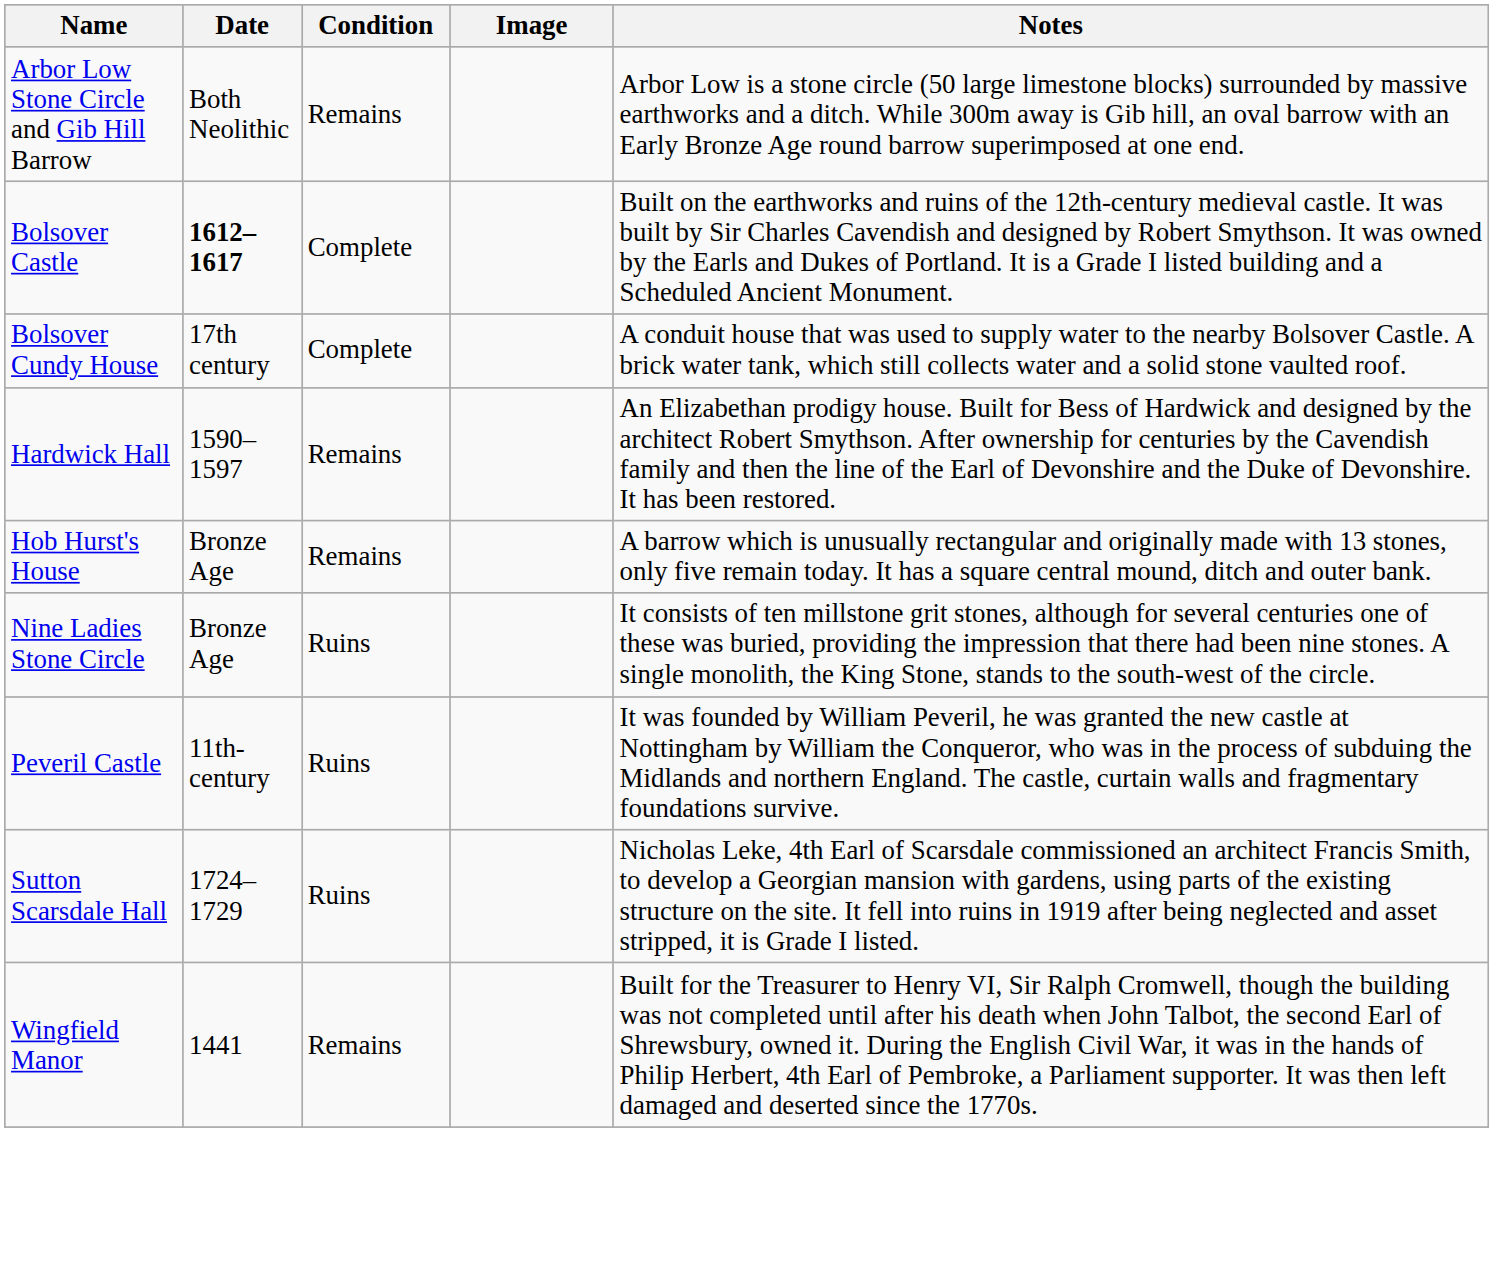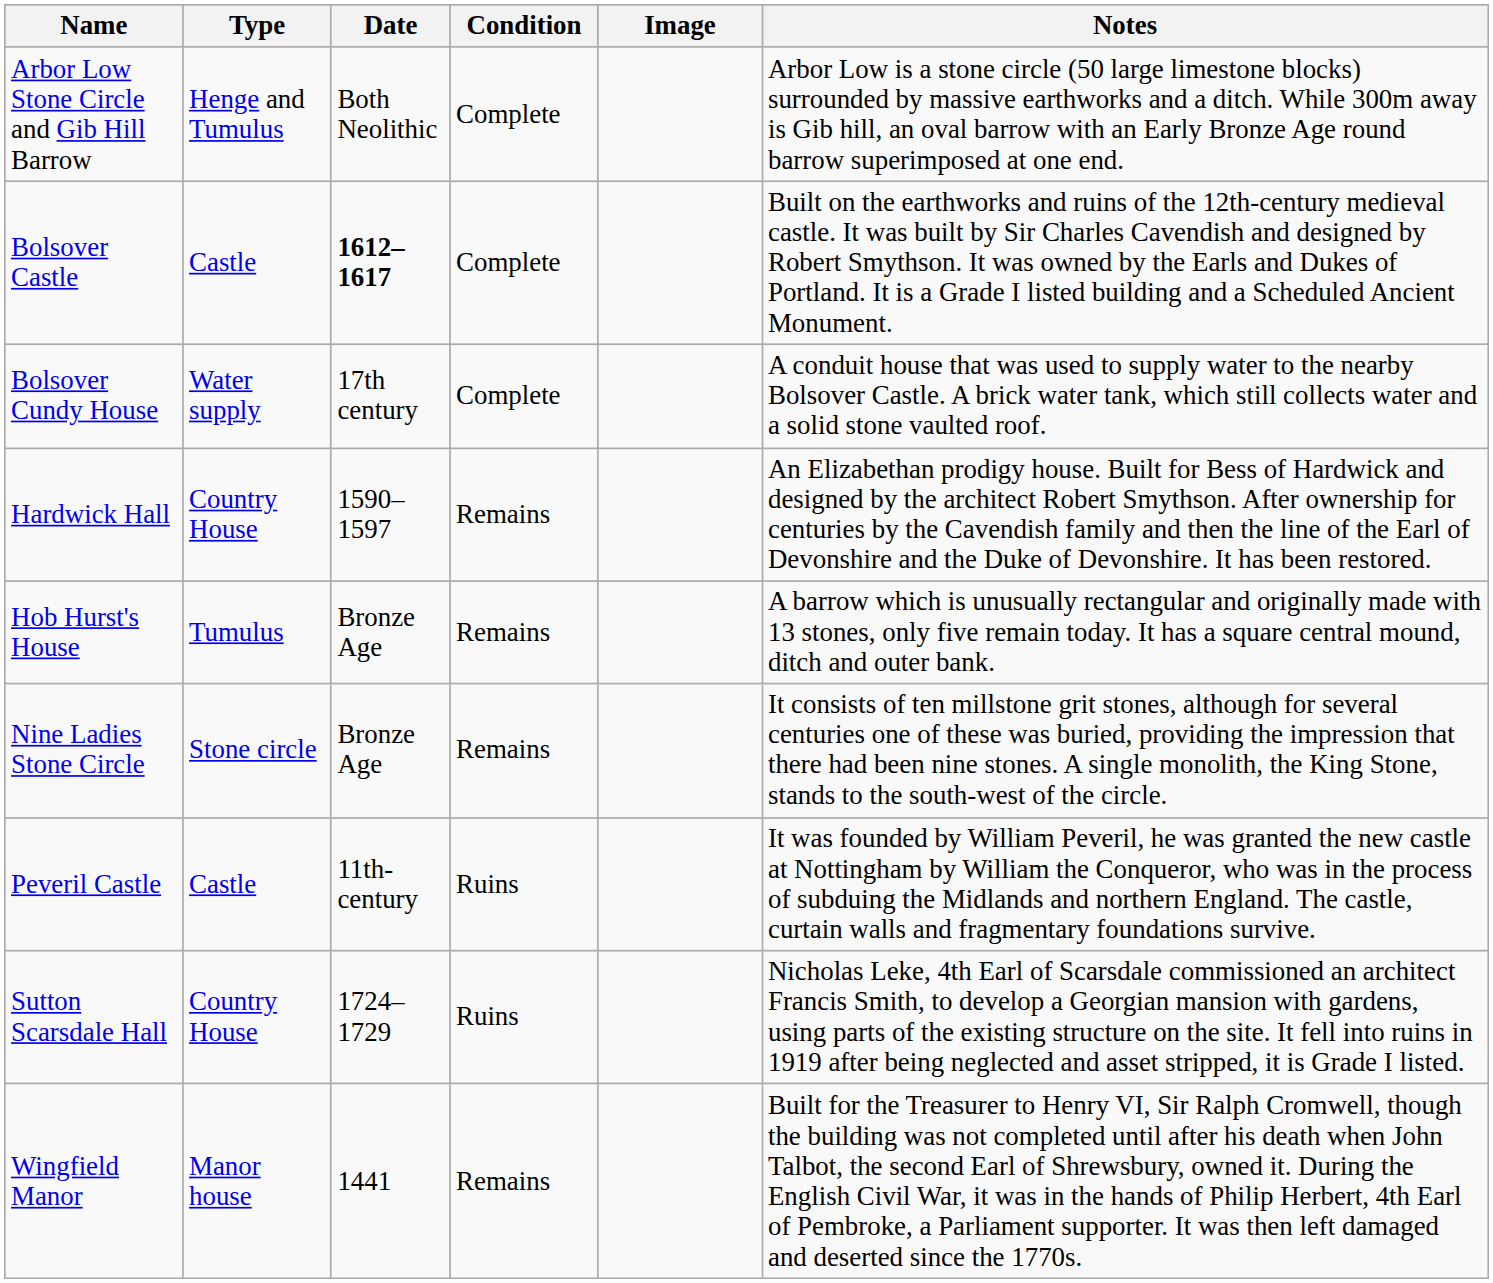+ column: (257, 25)
(355, 113) Remains -> (508, 113) Complete
(339, 644) Ruins -> (503, 750) Remains
